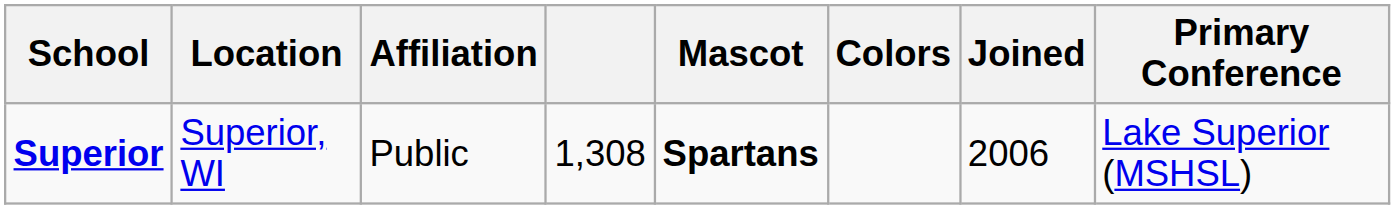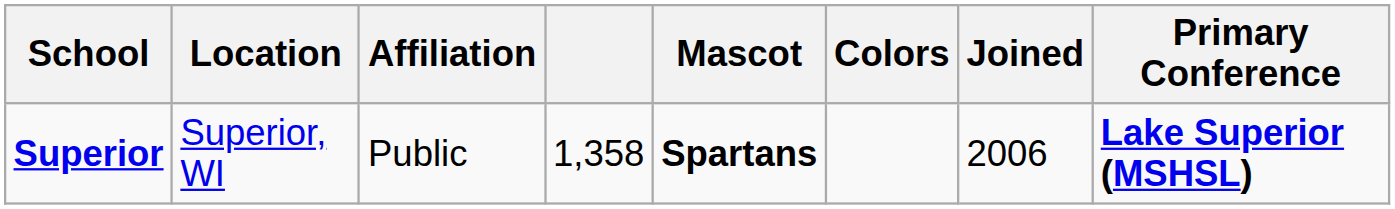(600, 152) 1,308 -> (599, 152) 1,358
(1216, 152) normal -> (1222, 152) bold
